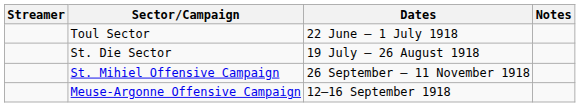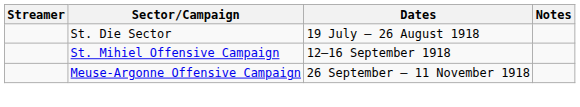- row: (110, 34)
(418, 73) 26 September – 11 November 1918 -> (379, 53) 12–16 September 1918
(379, 92) 12–16 September 1918 -> (418, 73) 26 September – 11 November 1918
